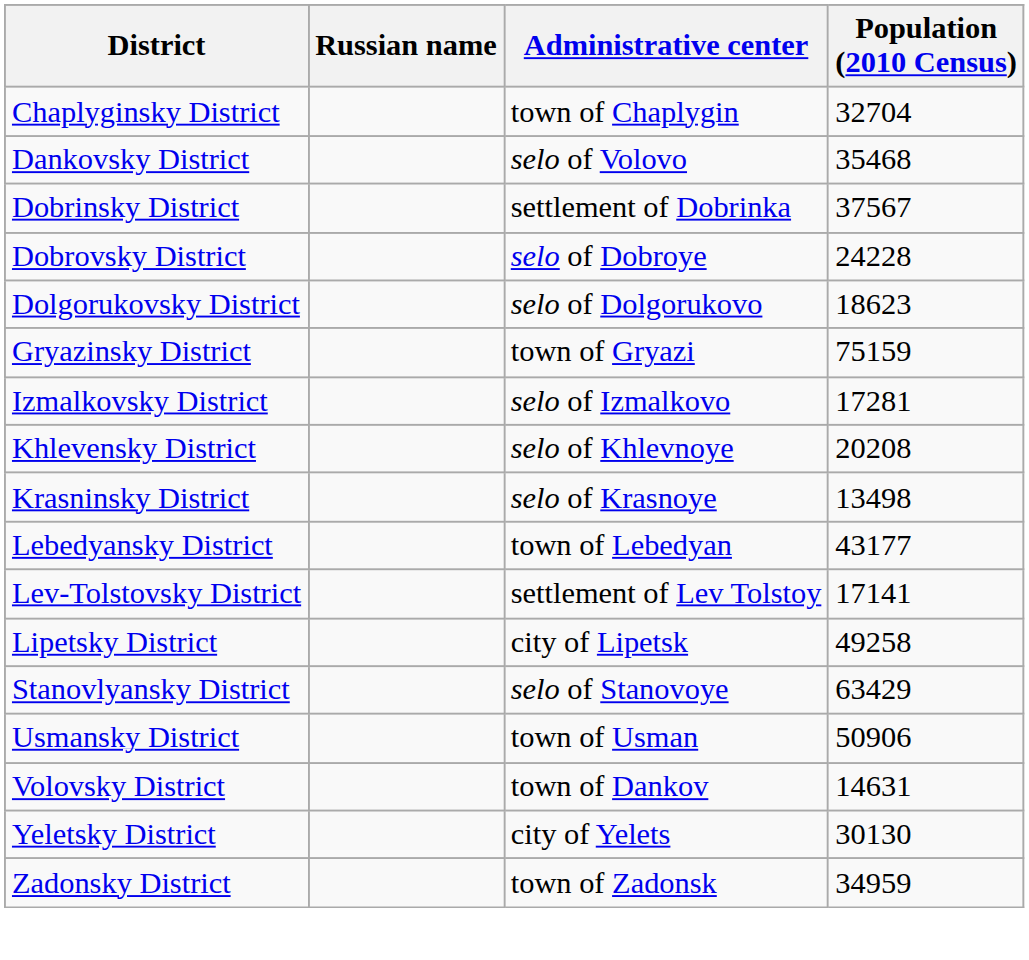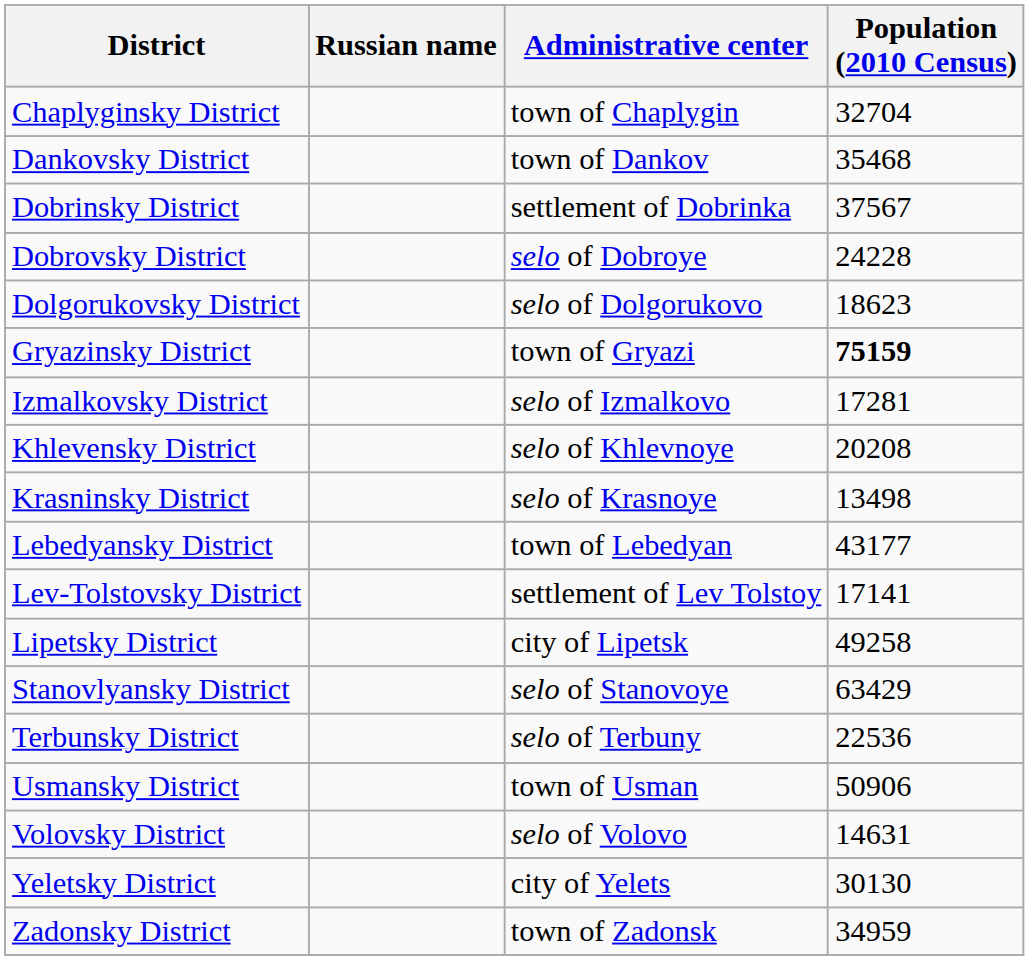(599, 159) selo of Volovo -> (610, 159) town of Dankov
(873, 352) normal -> (873, 352) bold
+ row: (125, 737)
(610, 785) town of Dankov -> (599, 834) selo of Volovo
